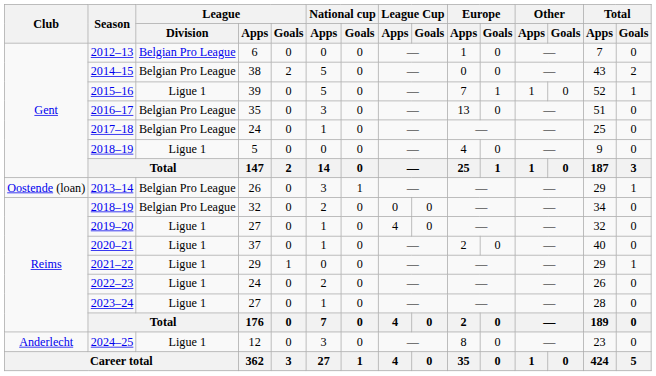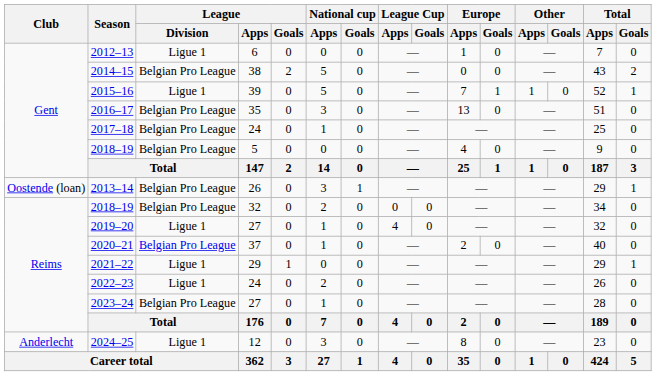(187, 52) Belgian Pro League -> (187, 52) Ligue 1
(187, 149) Ligue 1 -> (187, 149) Belgian Pro League
(187, 245) Ligue 1 -> (187, 245) Belgian Pro League
(187, 303) Ligue 1 -> (187, 303) Belgian Pro League
